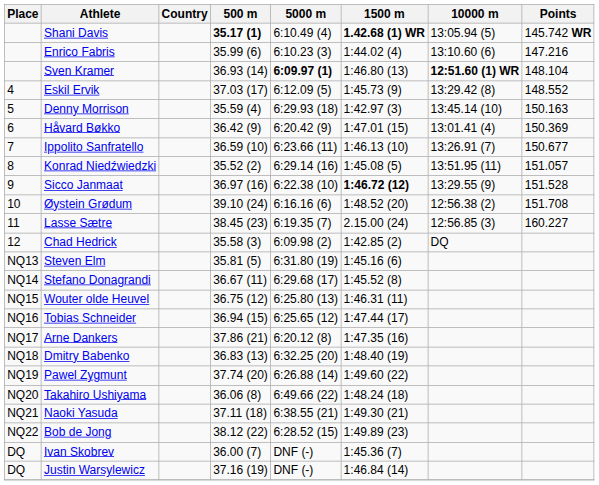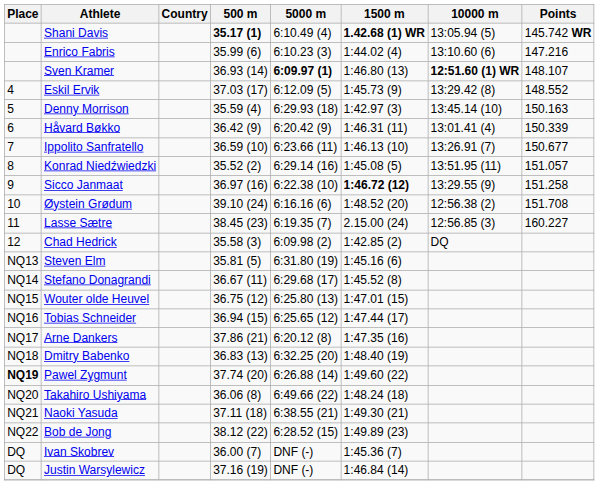(546, 71) 148.104 -> (546, 71) 148.107
(376, 128) 1:47.01 (15) -> (376, 128) 1:46.31 (11)
(546, 128) 150.369 -> (546, 128) 150.339
(546, 185) 151.528 -> (546, 185) 151.258
(376, 299) 1:46.31 (11) -> (376, 299) 1:47.01 (15)
(23, 375) normal -> (23, 375) bold
